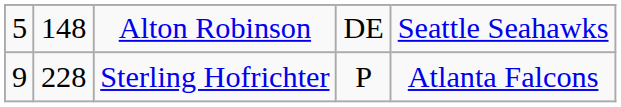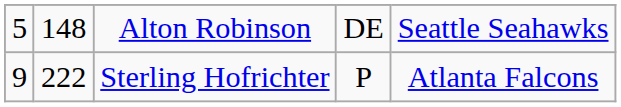(64, 76) 228 -> (64, 76) 222
